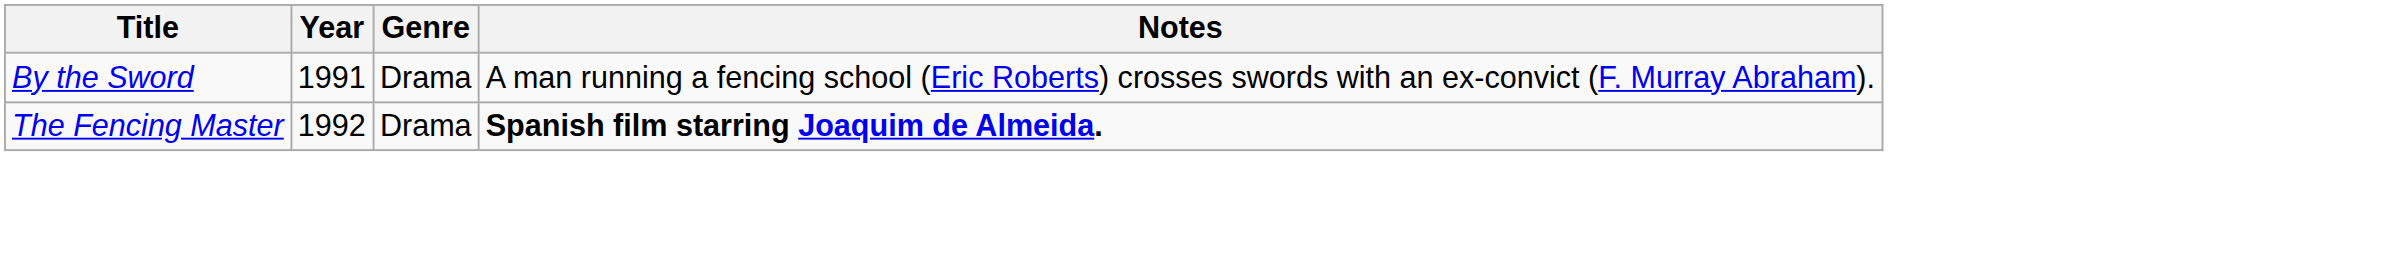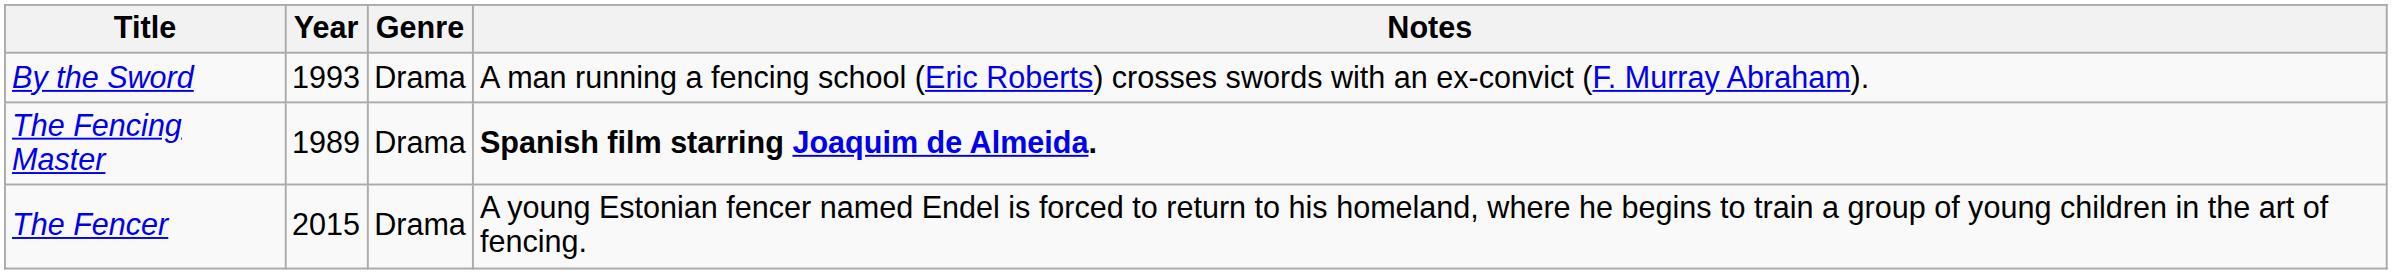(332, 77) 1991 -> (326, 77) 1993
(332, 125) 1992 -> (326, 142) 1989
+ row: (90, 225)
